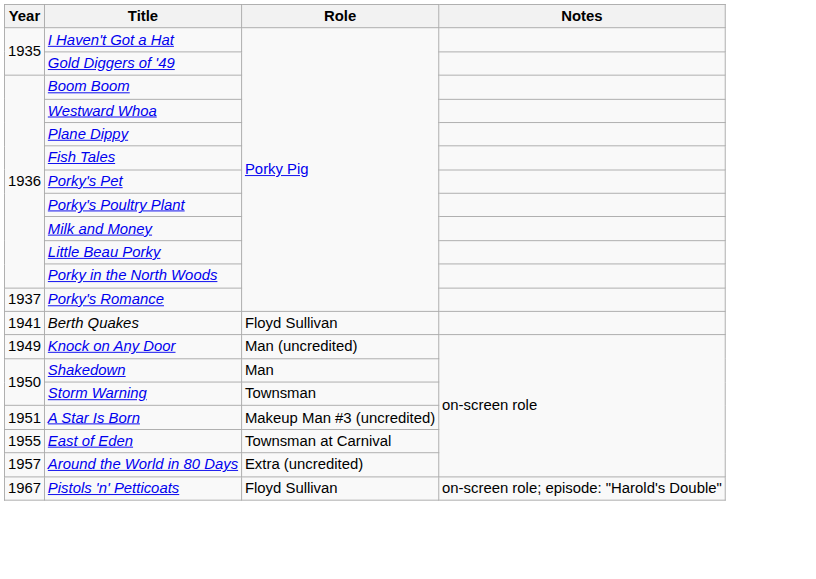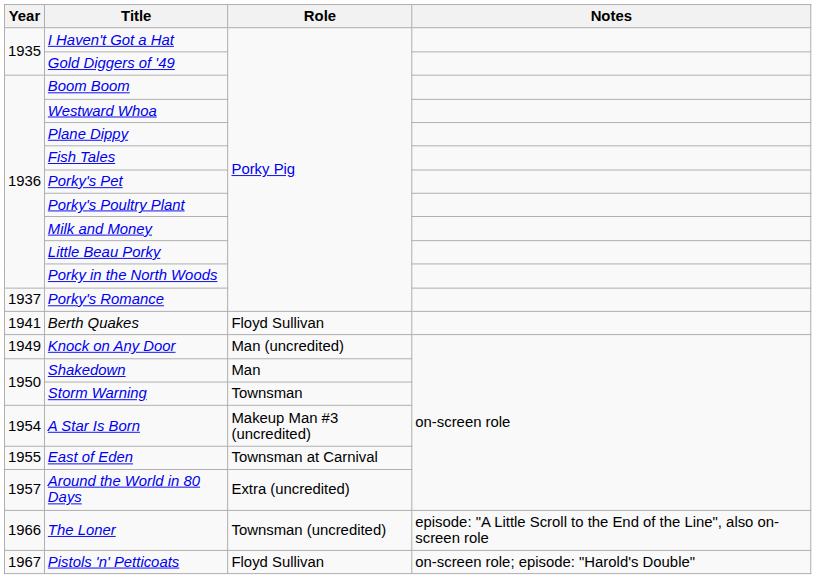(24, 417) 1951 -> (24, 425) 1954
+ row: (82, 530)
